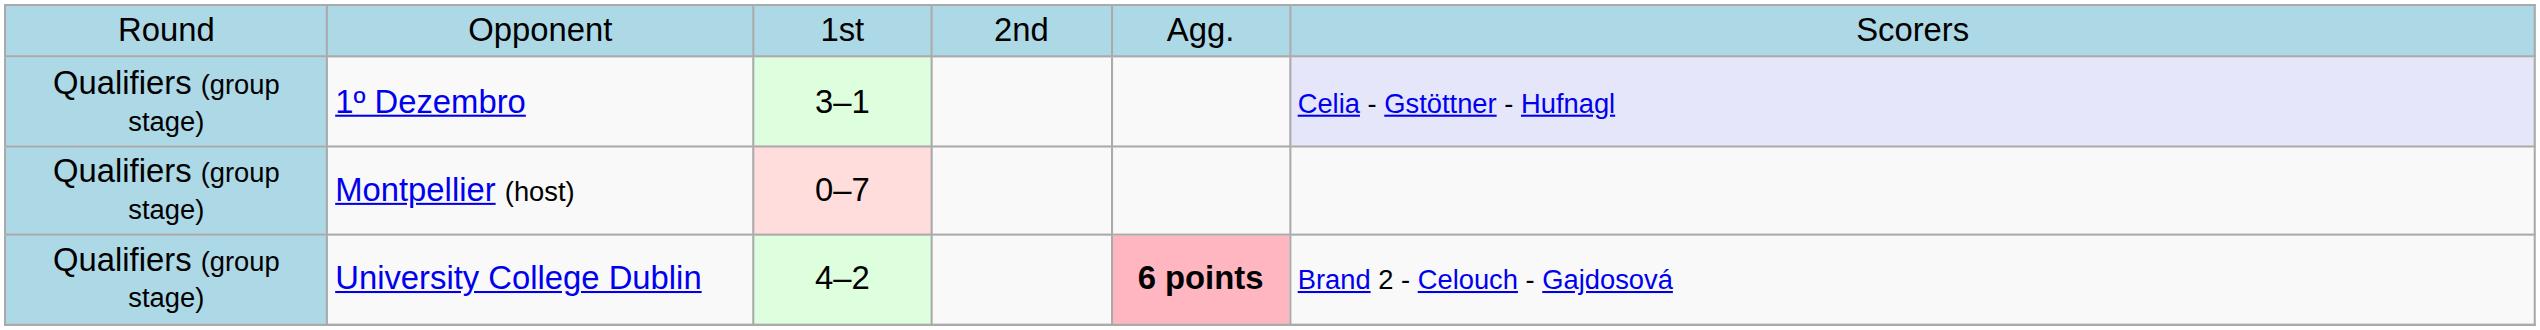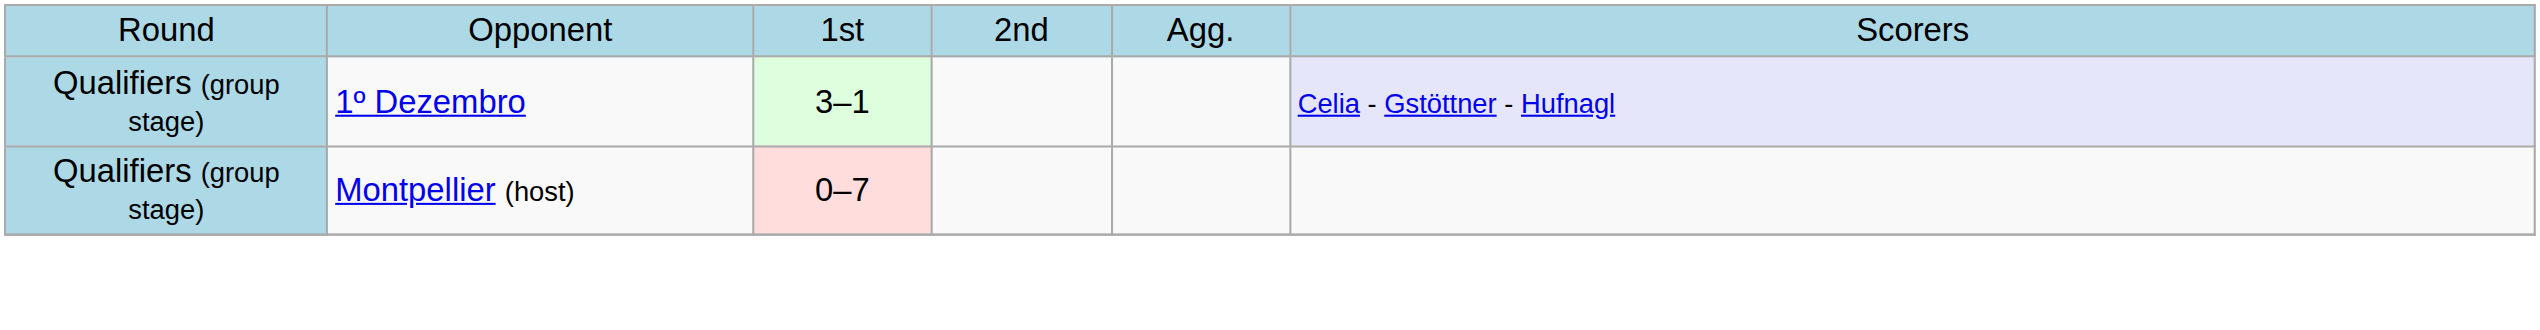- row: (518, 278)
